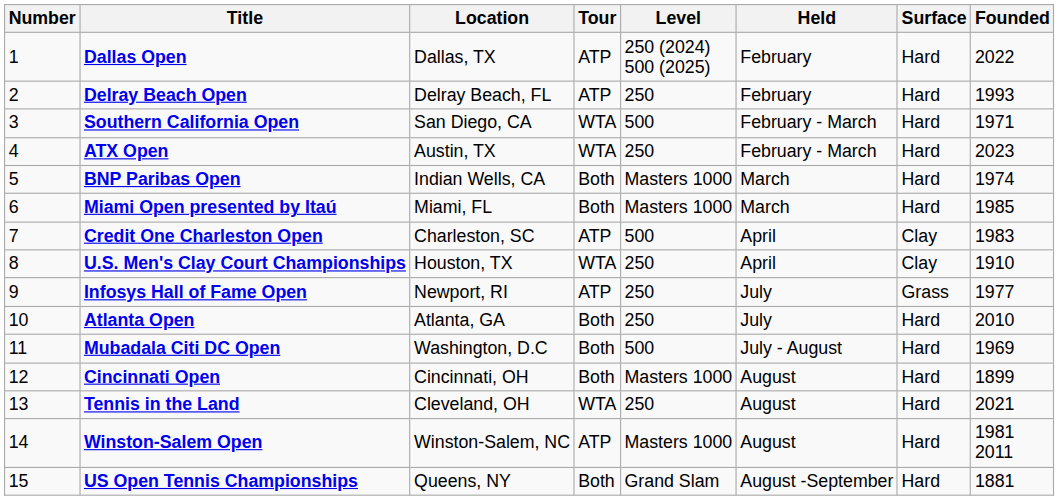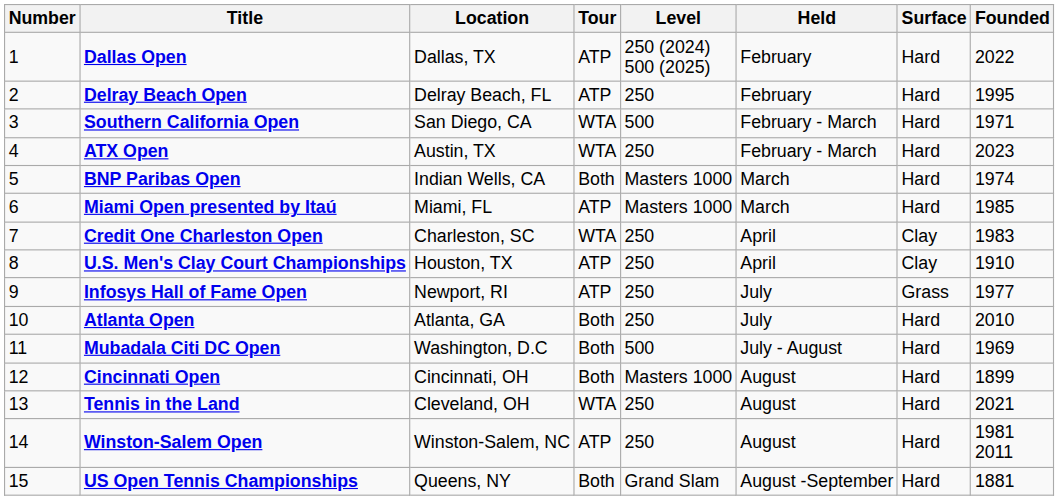(995, 94) 1993 -> (995, 94) 1995
(596, 207) Both -> (595, 207) ATP
(595, 235) ATP -> (597, 235) WTA
(639, 235) 500 -> (639, 235) 250
(597, 263) WTA -> (595, 263) ATP
(678, 442) Masters 1000 -> (639, 442) 250
